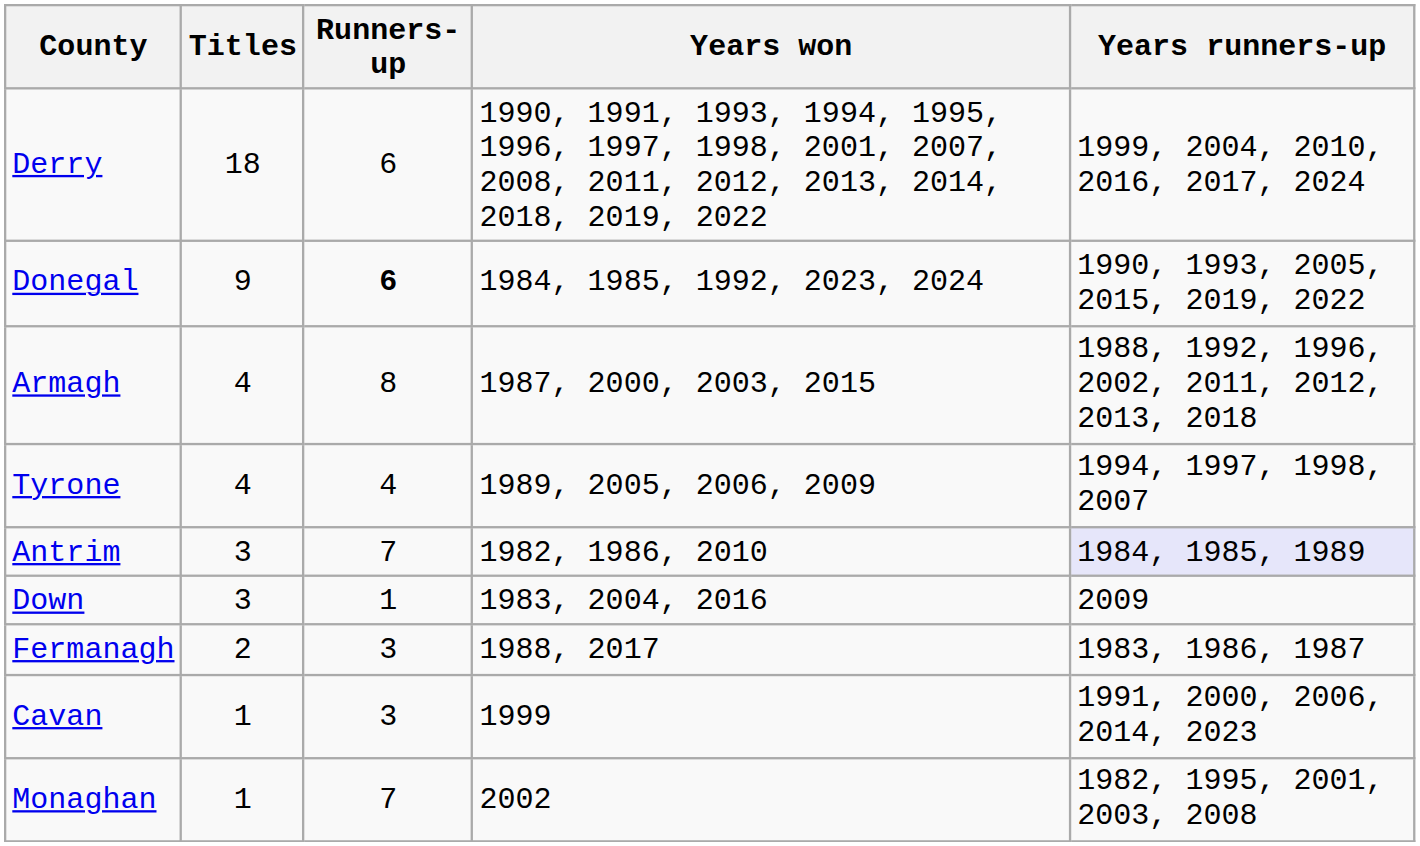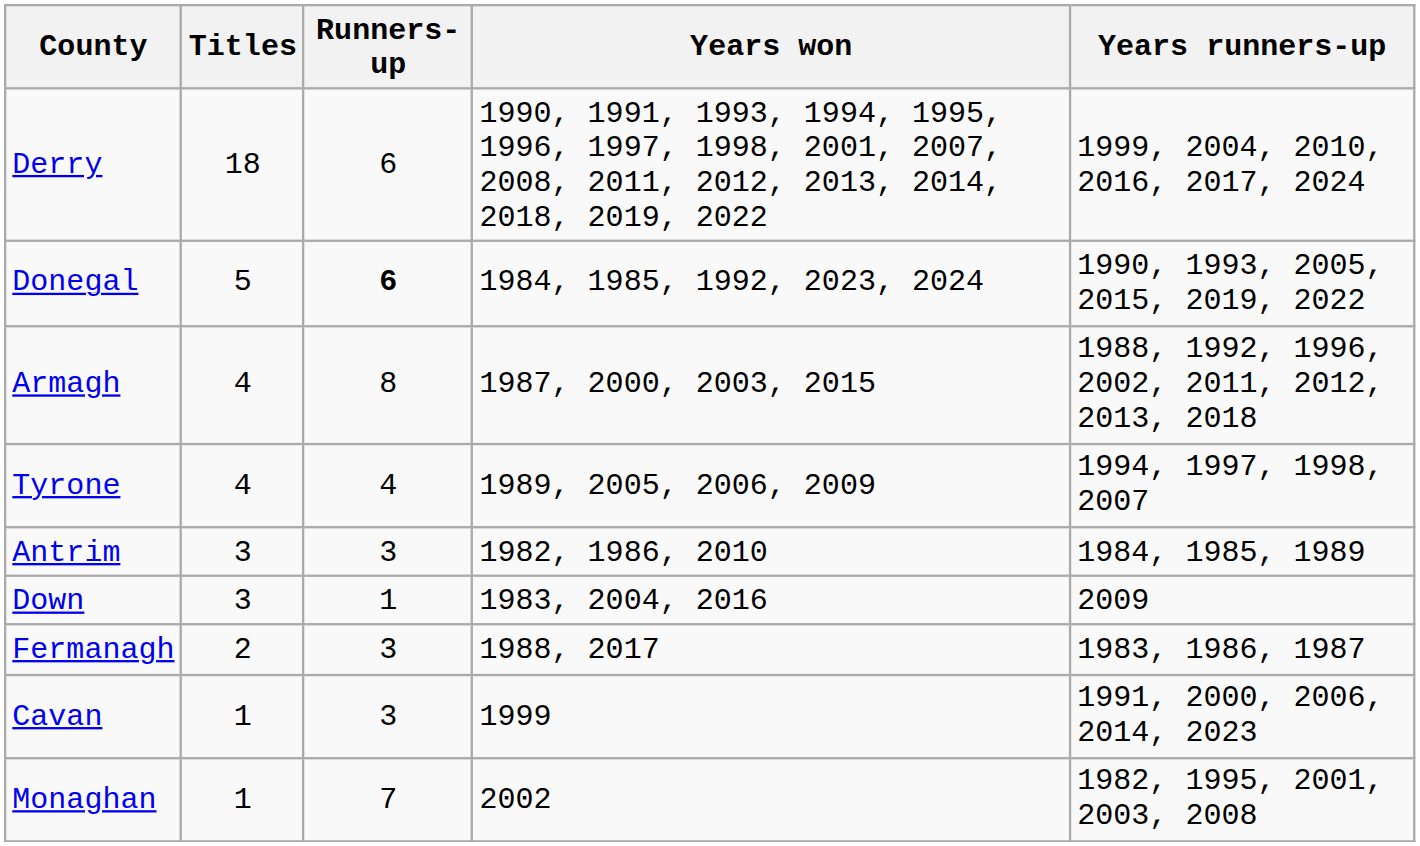(243, 283) 9 -> (243, 283) 5
(388, 552) 7 -> (388, 552) 3
(1221, 552) lavender background -> (1221, 552) no background
